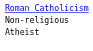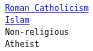+ row: (17, 21)
